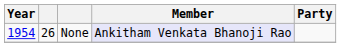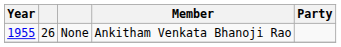(21, 33) 1954 -> (21, 33) 1955
(193, 33) lavender background -> (193, 33) no background
